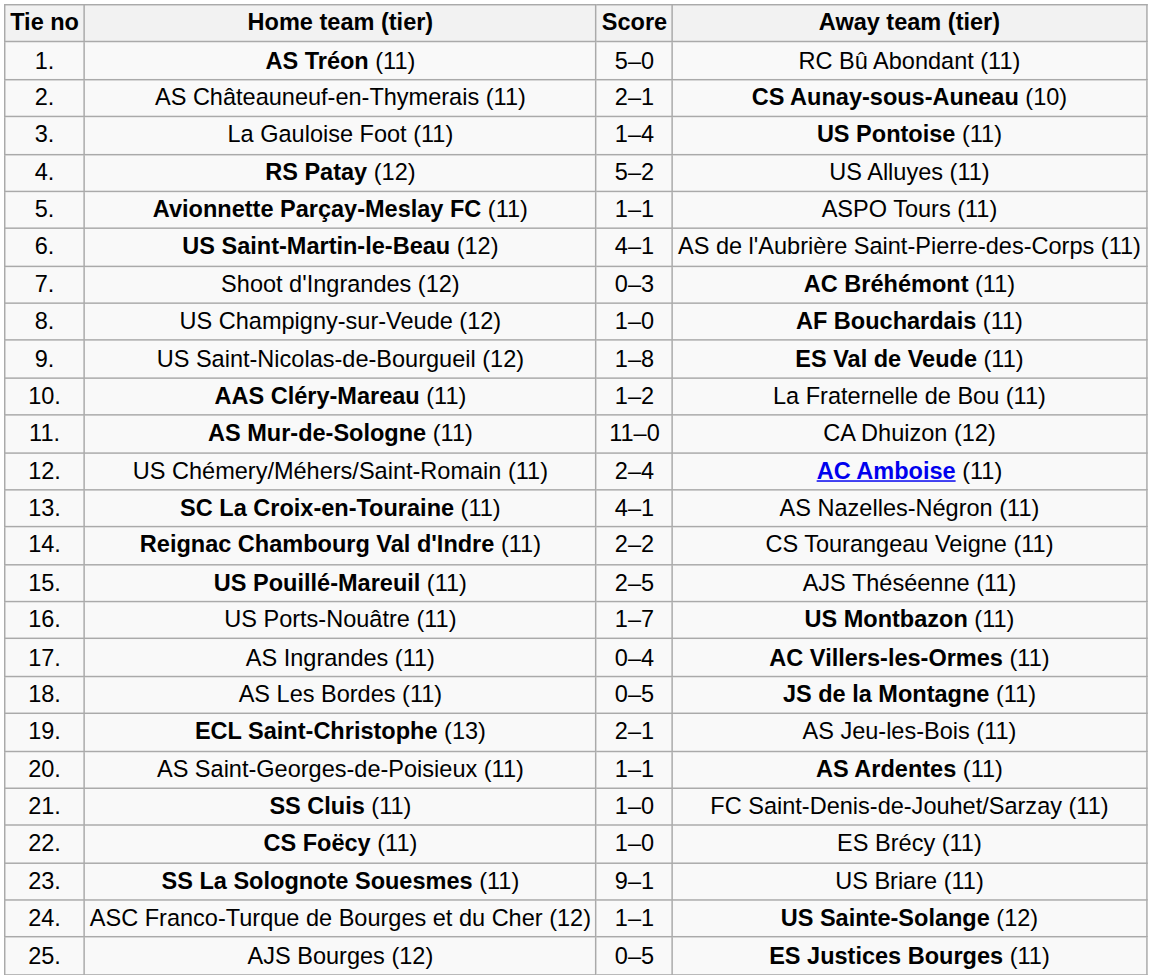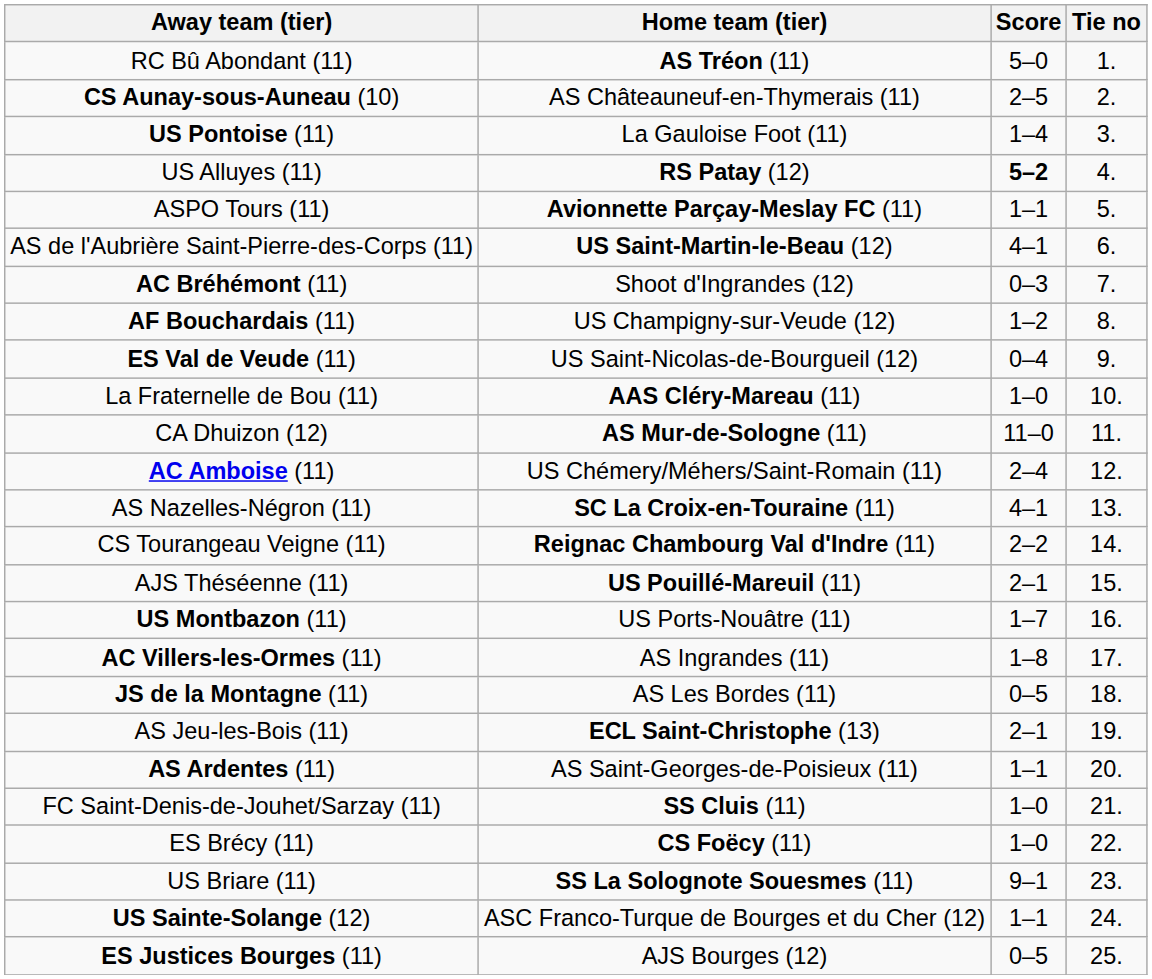columns swapped: (45, 23) <-> (909, 23)
(634, 97) 2–1 -> (1029, 97) 2–5
(634, 172) normal -> (1029, 172) bold
(634, 321) 1–0 -> (1029, 321) 1–2
(634, 358) 1–8 -> (1029, 358) 0–4
(634, 396) 1–2 -> (1029, 396) 1–0
(634, 582) 2–5 -> (1029, 582) 2–1
(634, 657) 0–4 -> (1029, 657) 1–8
